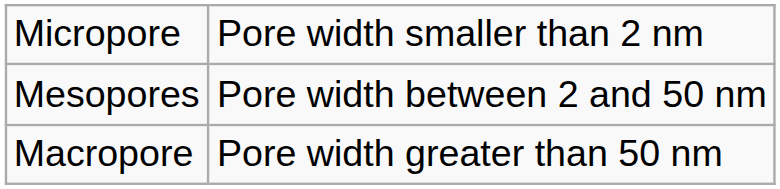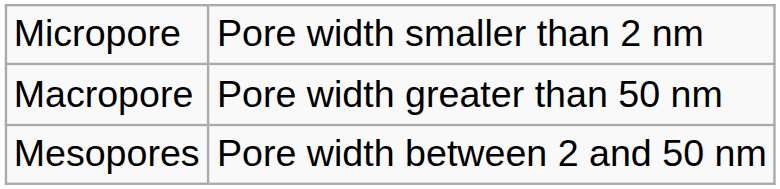rows swapped: (107, 93) <-> (104, 153)
